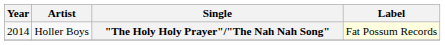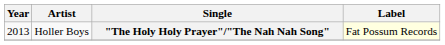(18, 31) 2014 -> (18, 31) 2013
